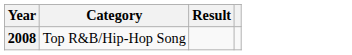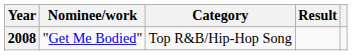+ column: (92, 15)
